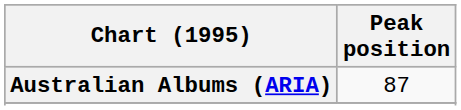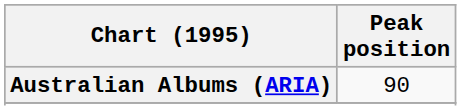(397, 85) 87 -> (397, 85) 90
